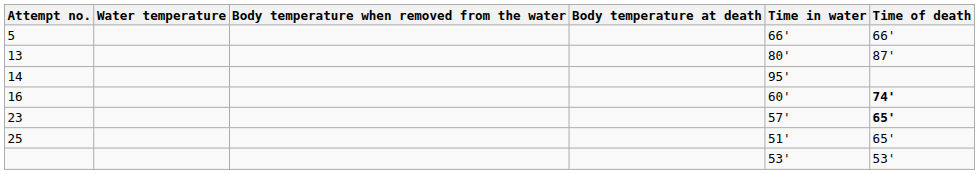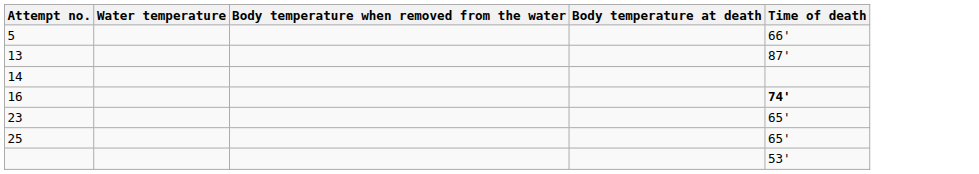- column: (817, 15)
(884, 118) bold -> (779, 118) normal
